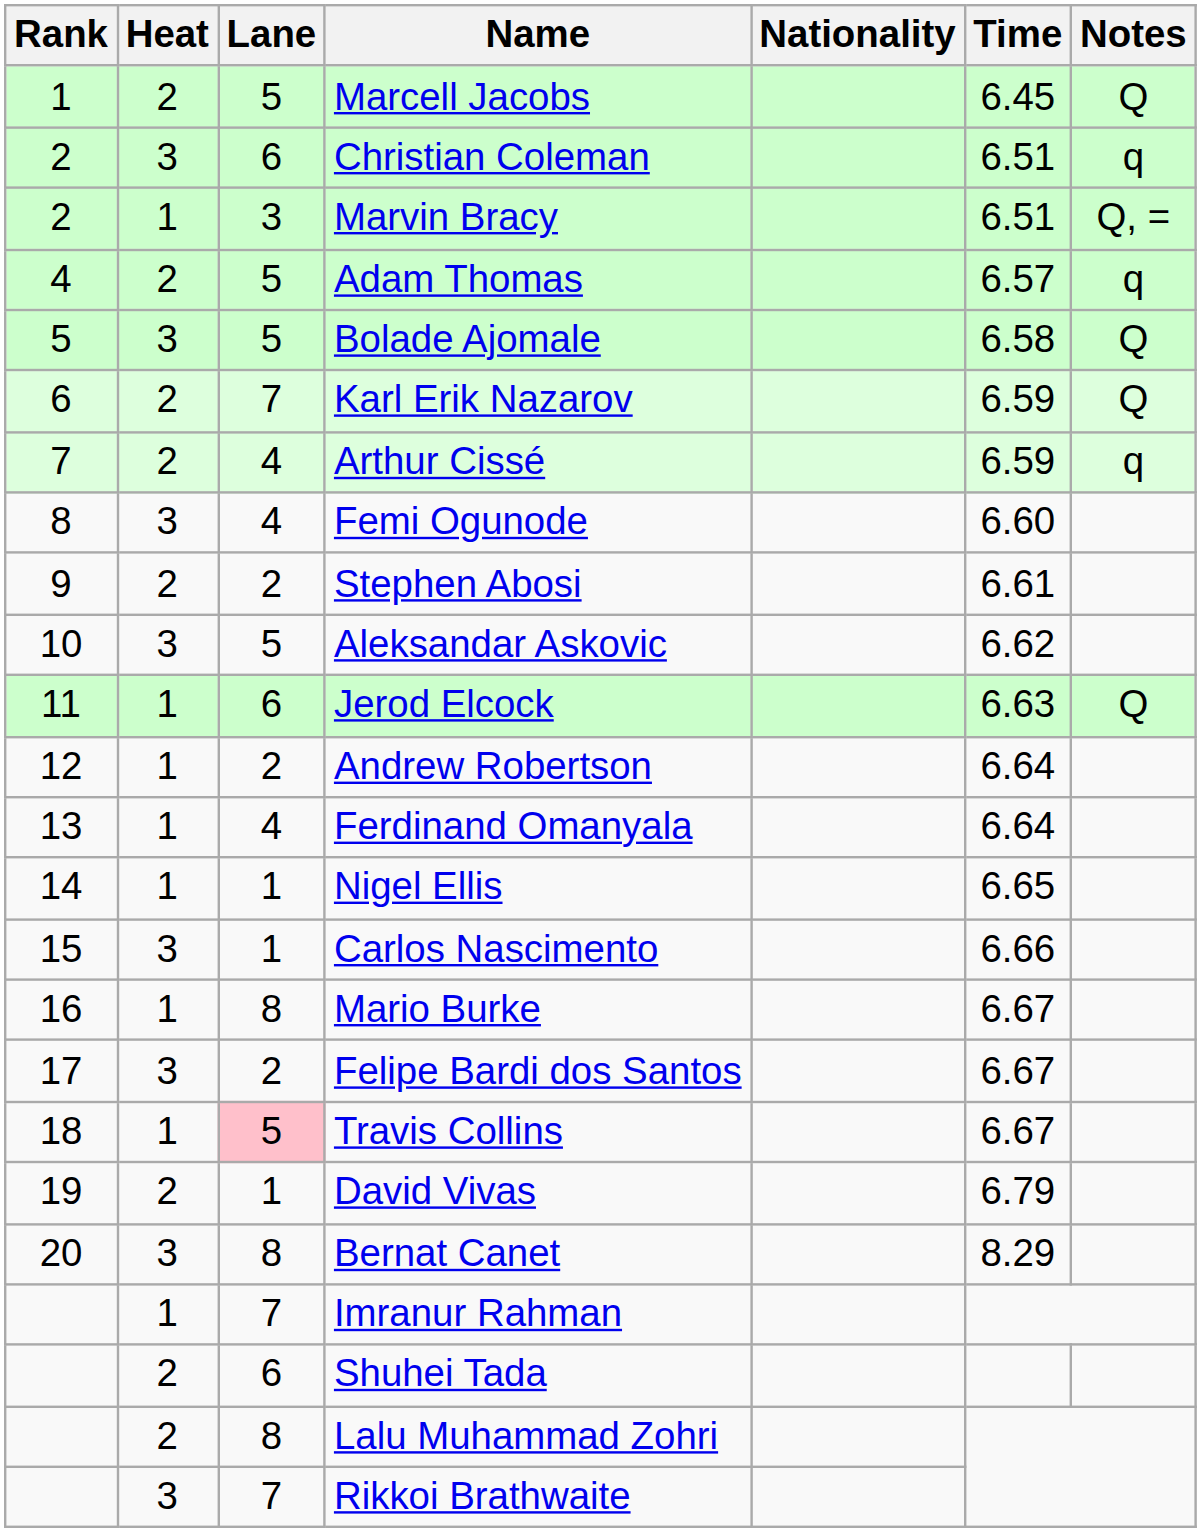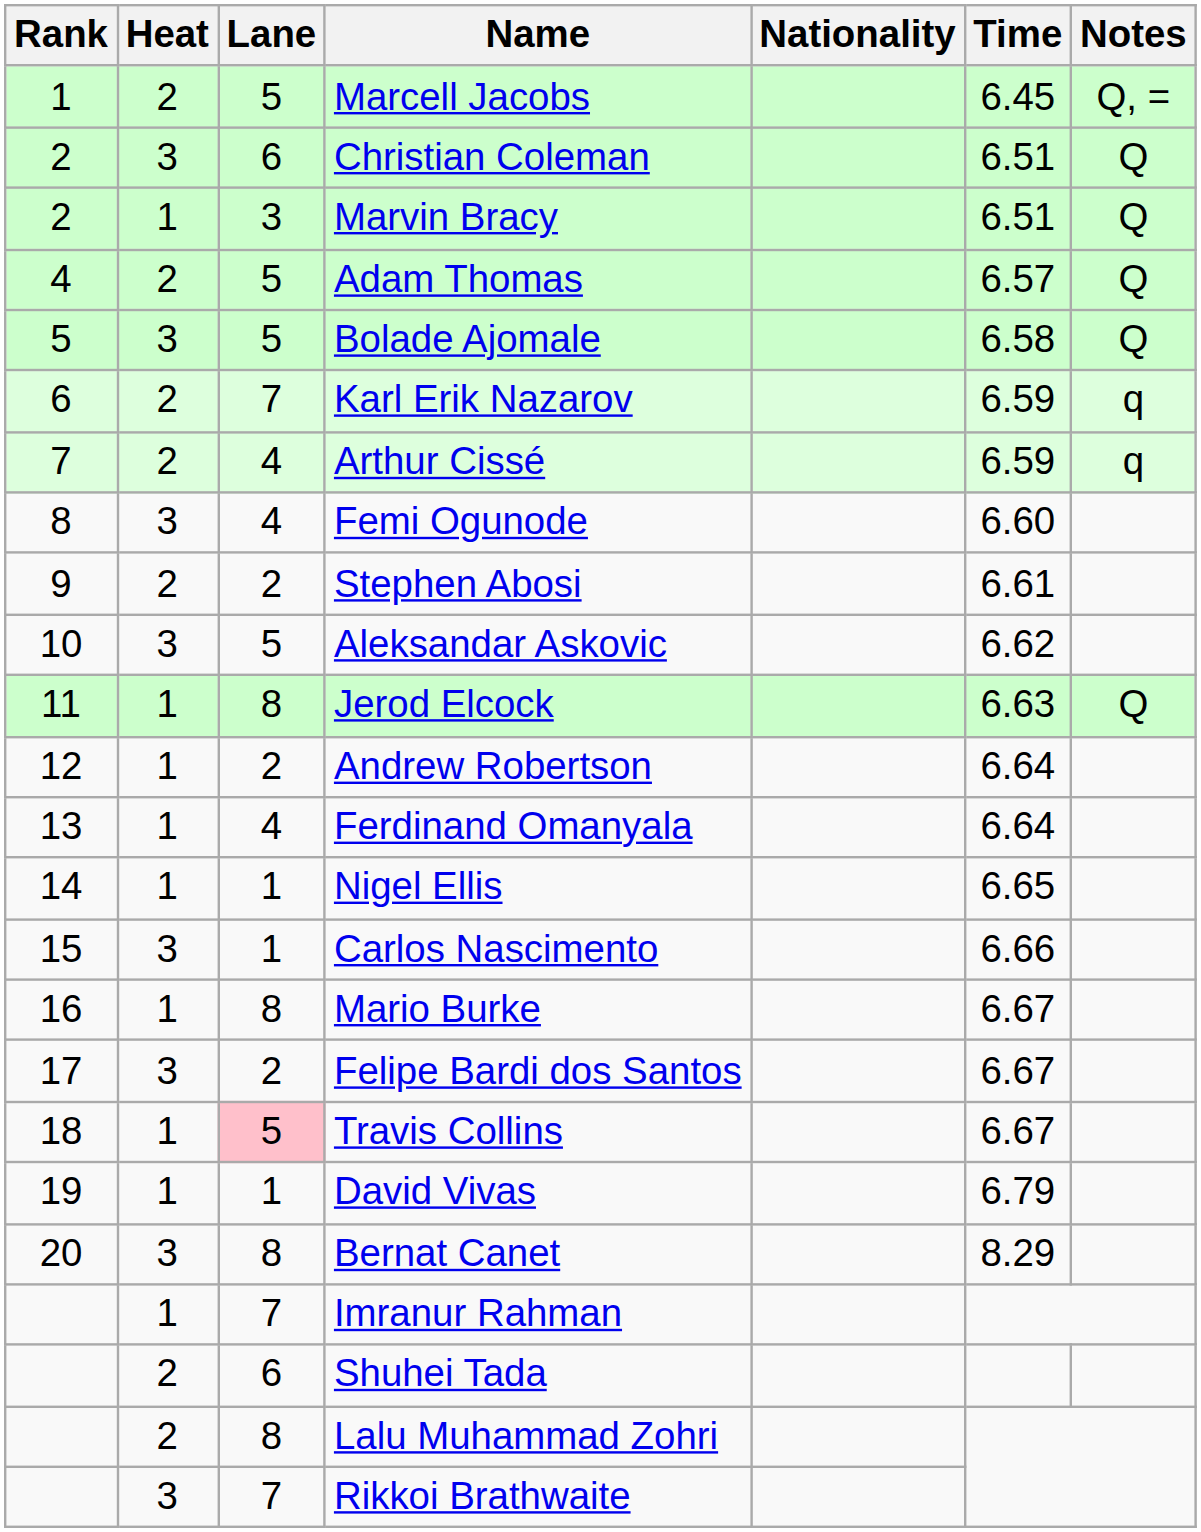(1133, 95) Q -> (1133, 95) Q, =
(1133, 156) q -> (1133, 156) Q
(1133, 217) Q, = -> (1133, 217) Q
(1133, 278) q -> (1133, 278) Q
(1133, 400) Q -> (1133, 400) q
(271, 704) 6 -> (271, 704) 8
(167, 1192) 2 -> (167, 1192) 1
